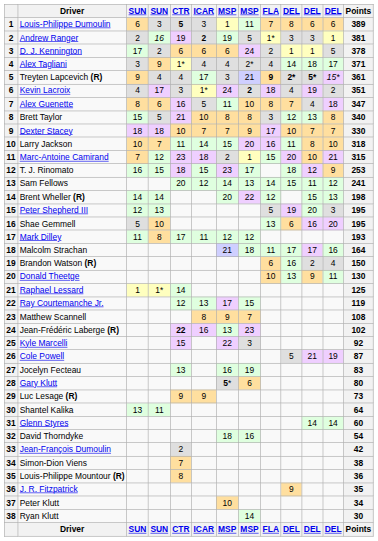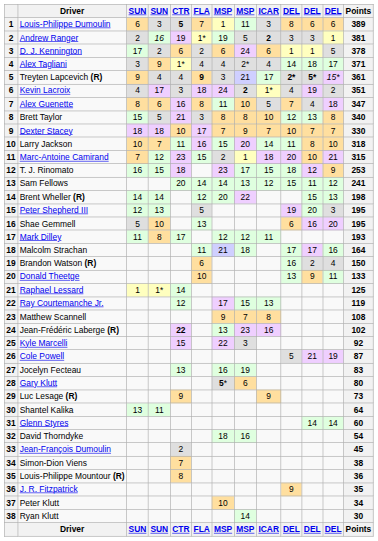columns swapped: (204, 11) <-> (271, 11)
(358, 276) 130 -> (358, 276) 133
(358, 449) 42 -> (358, 449) 45
